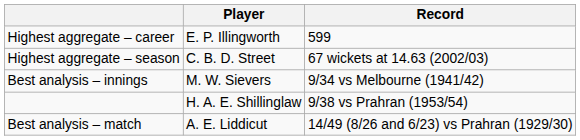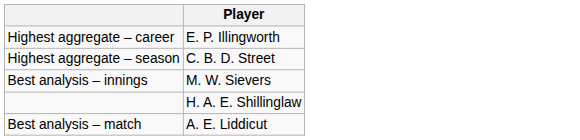- column: (440, 15)
